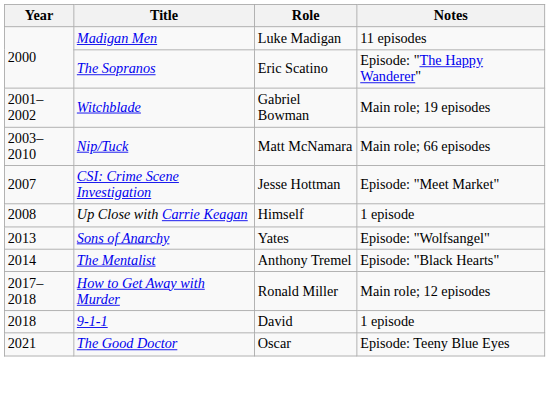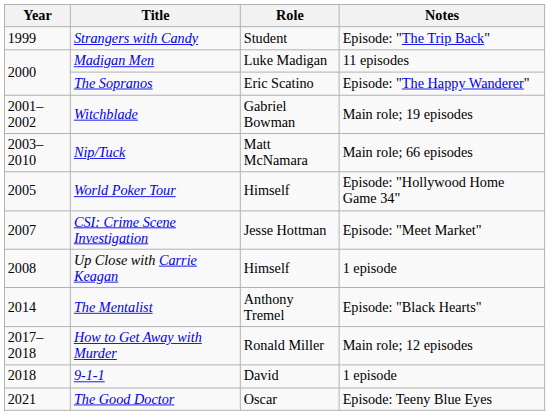+ row: (136, 38)
+ row: (125, 191)
- row: (123, 237)
